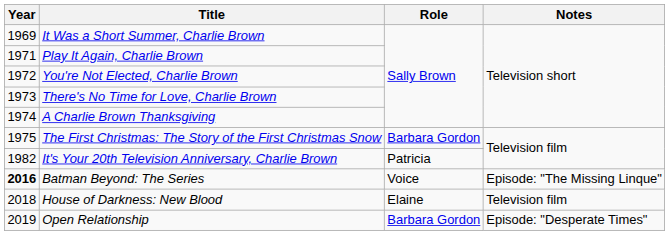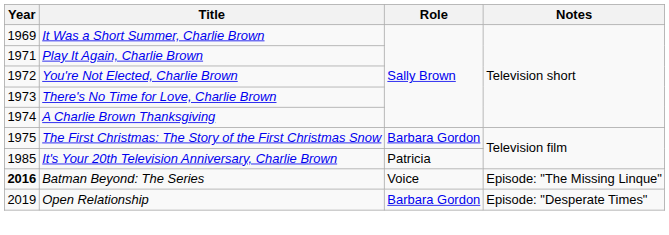(22, 158) 1982 -> (22, 158) 1985
- row: (132, 199)
